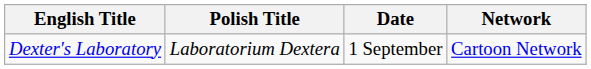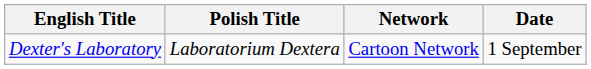columns swapped: (516, 19) <-> (395, 19)
